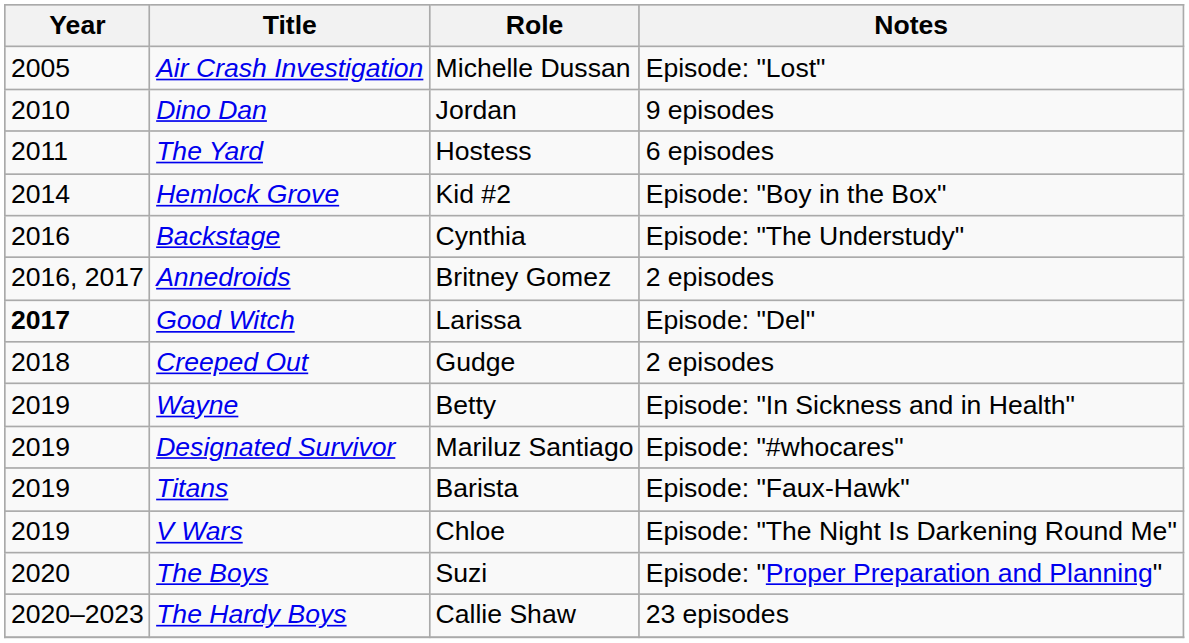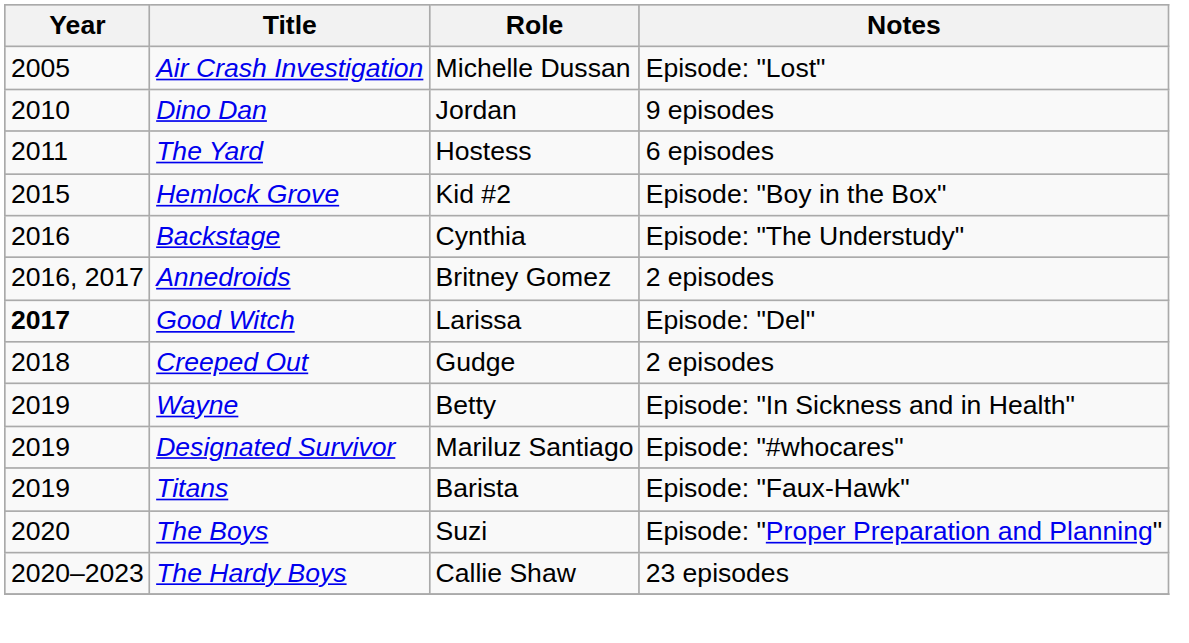(40, 194) 2014 -> (40, 194) 2015
- row: (199, 531)
